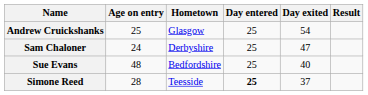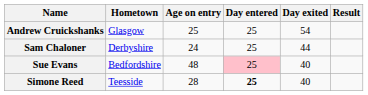columns swapped: (136, 13) <-> (195, 13)
(305, 47) 47 -> (305, 47) 44
(252, 64) no background -> (252, 64) pink background
(305, 82) 37 -> (305, 82) 40
